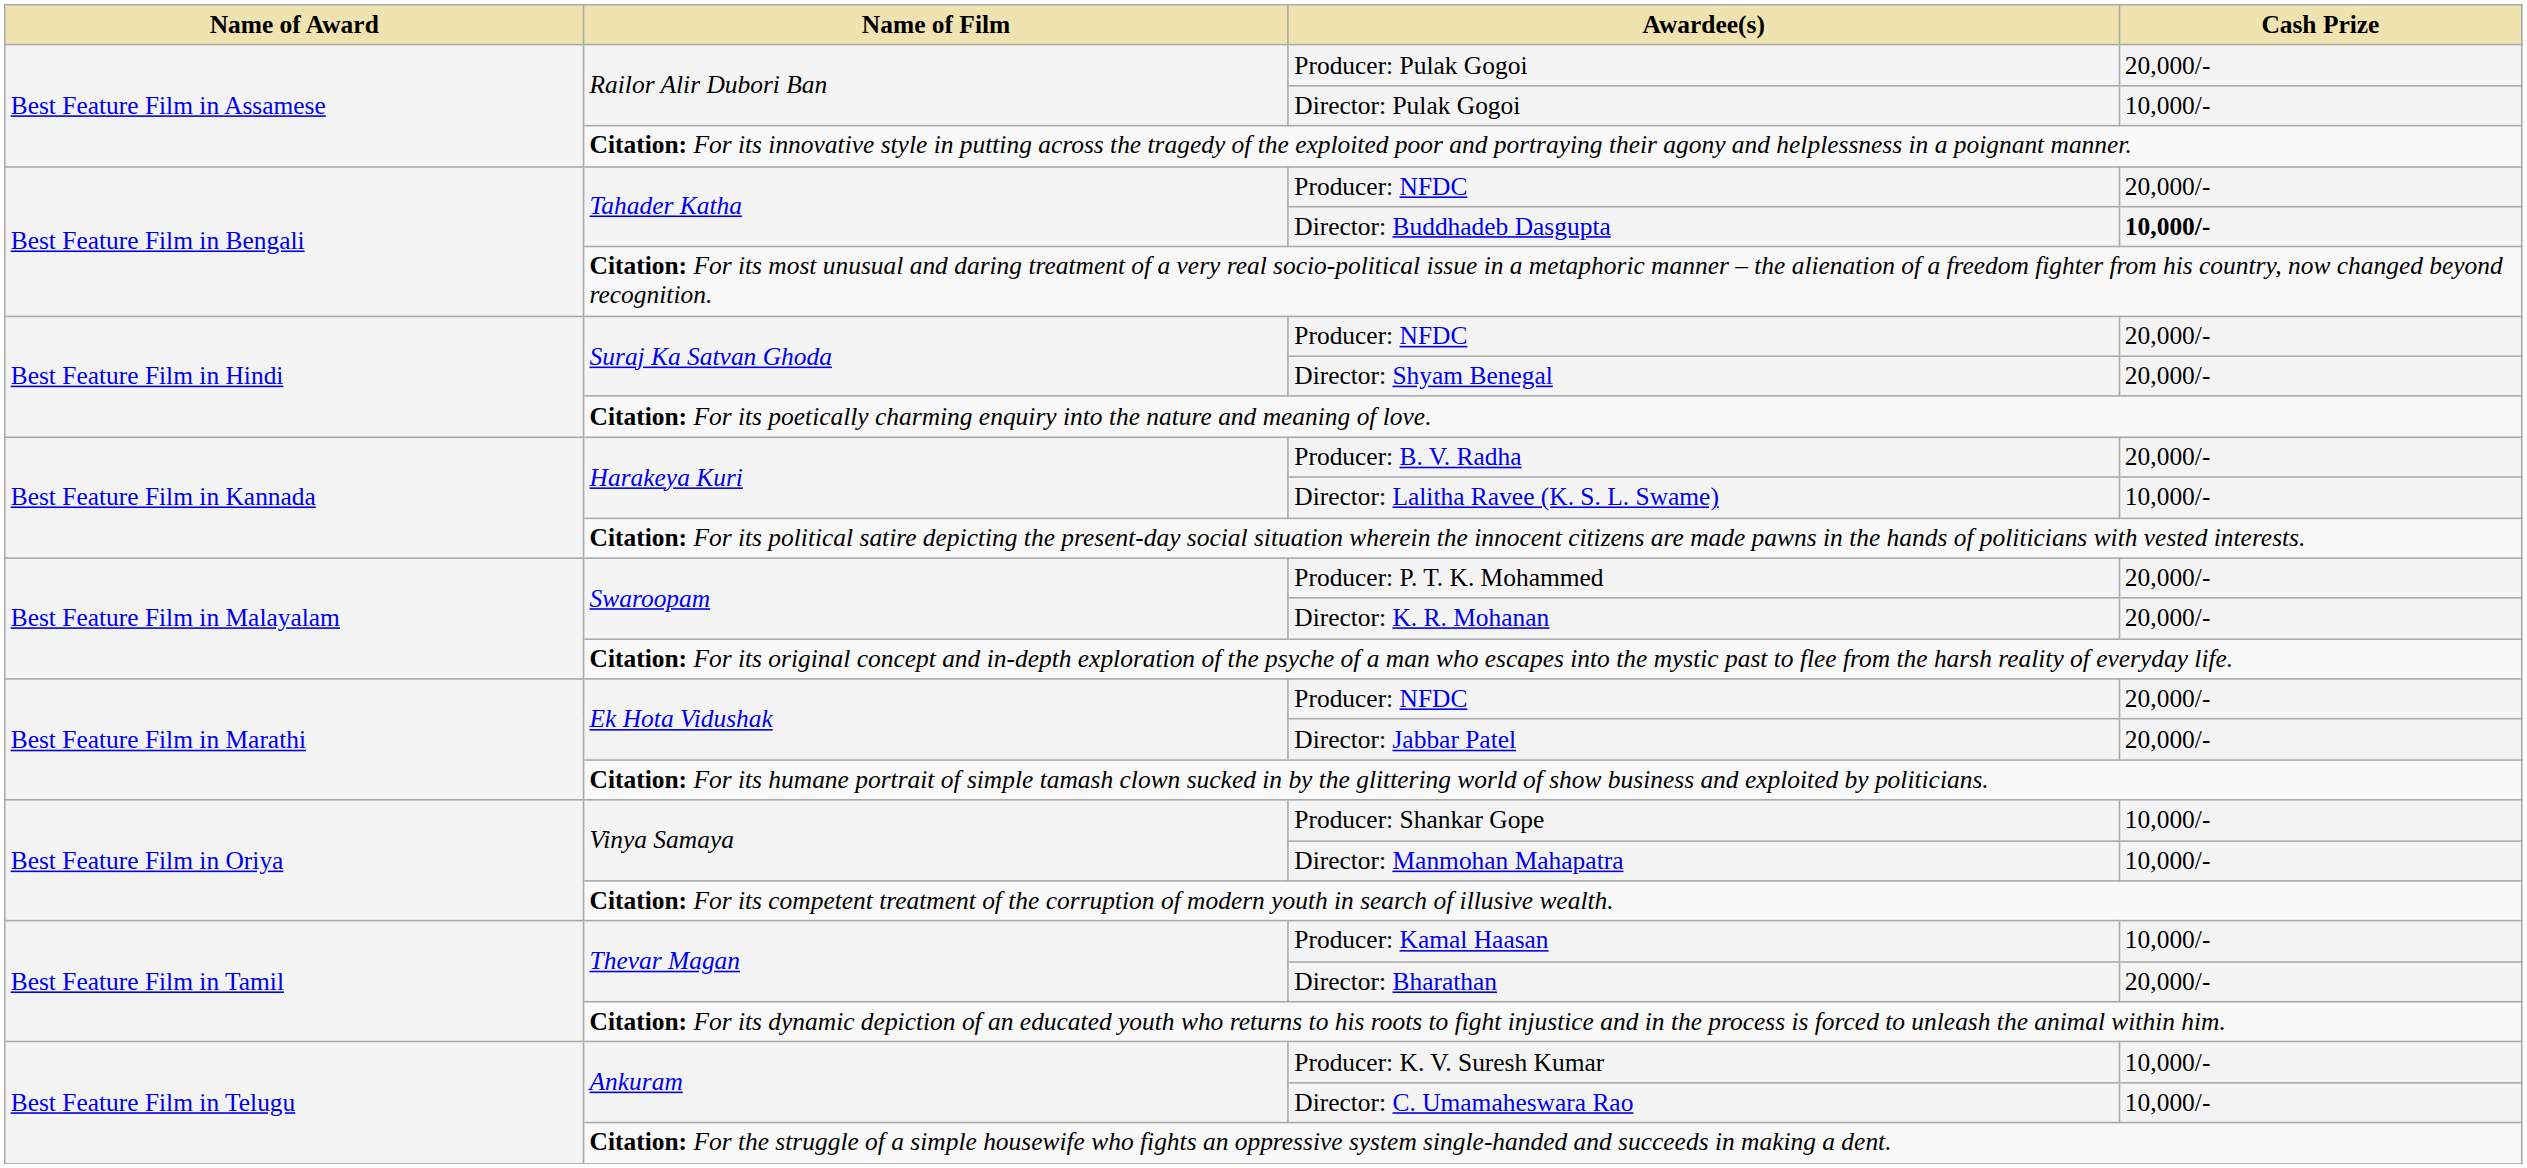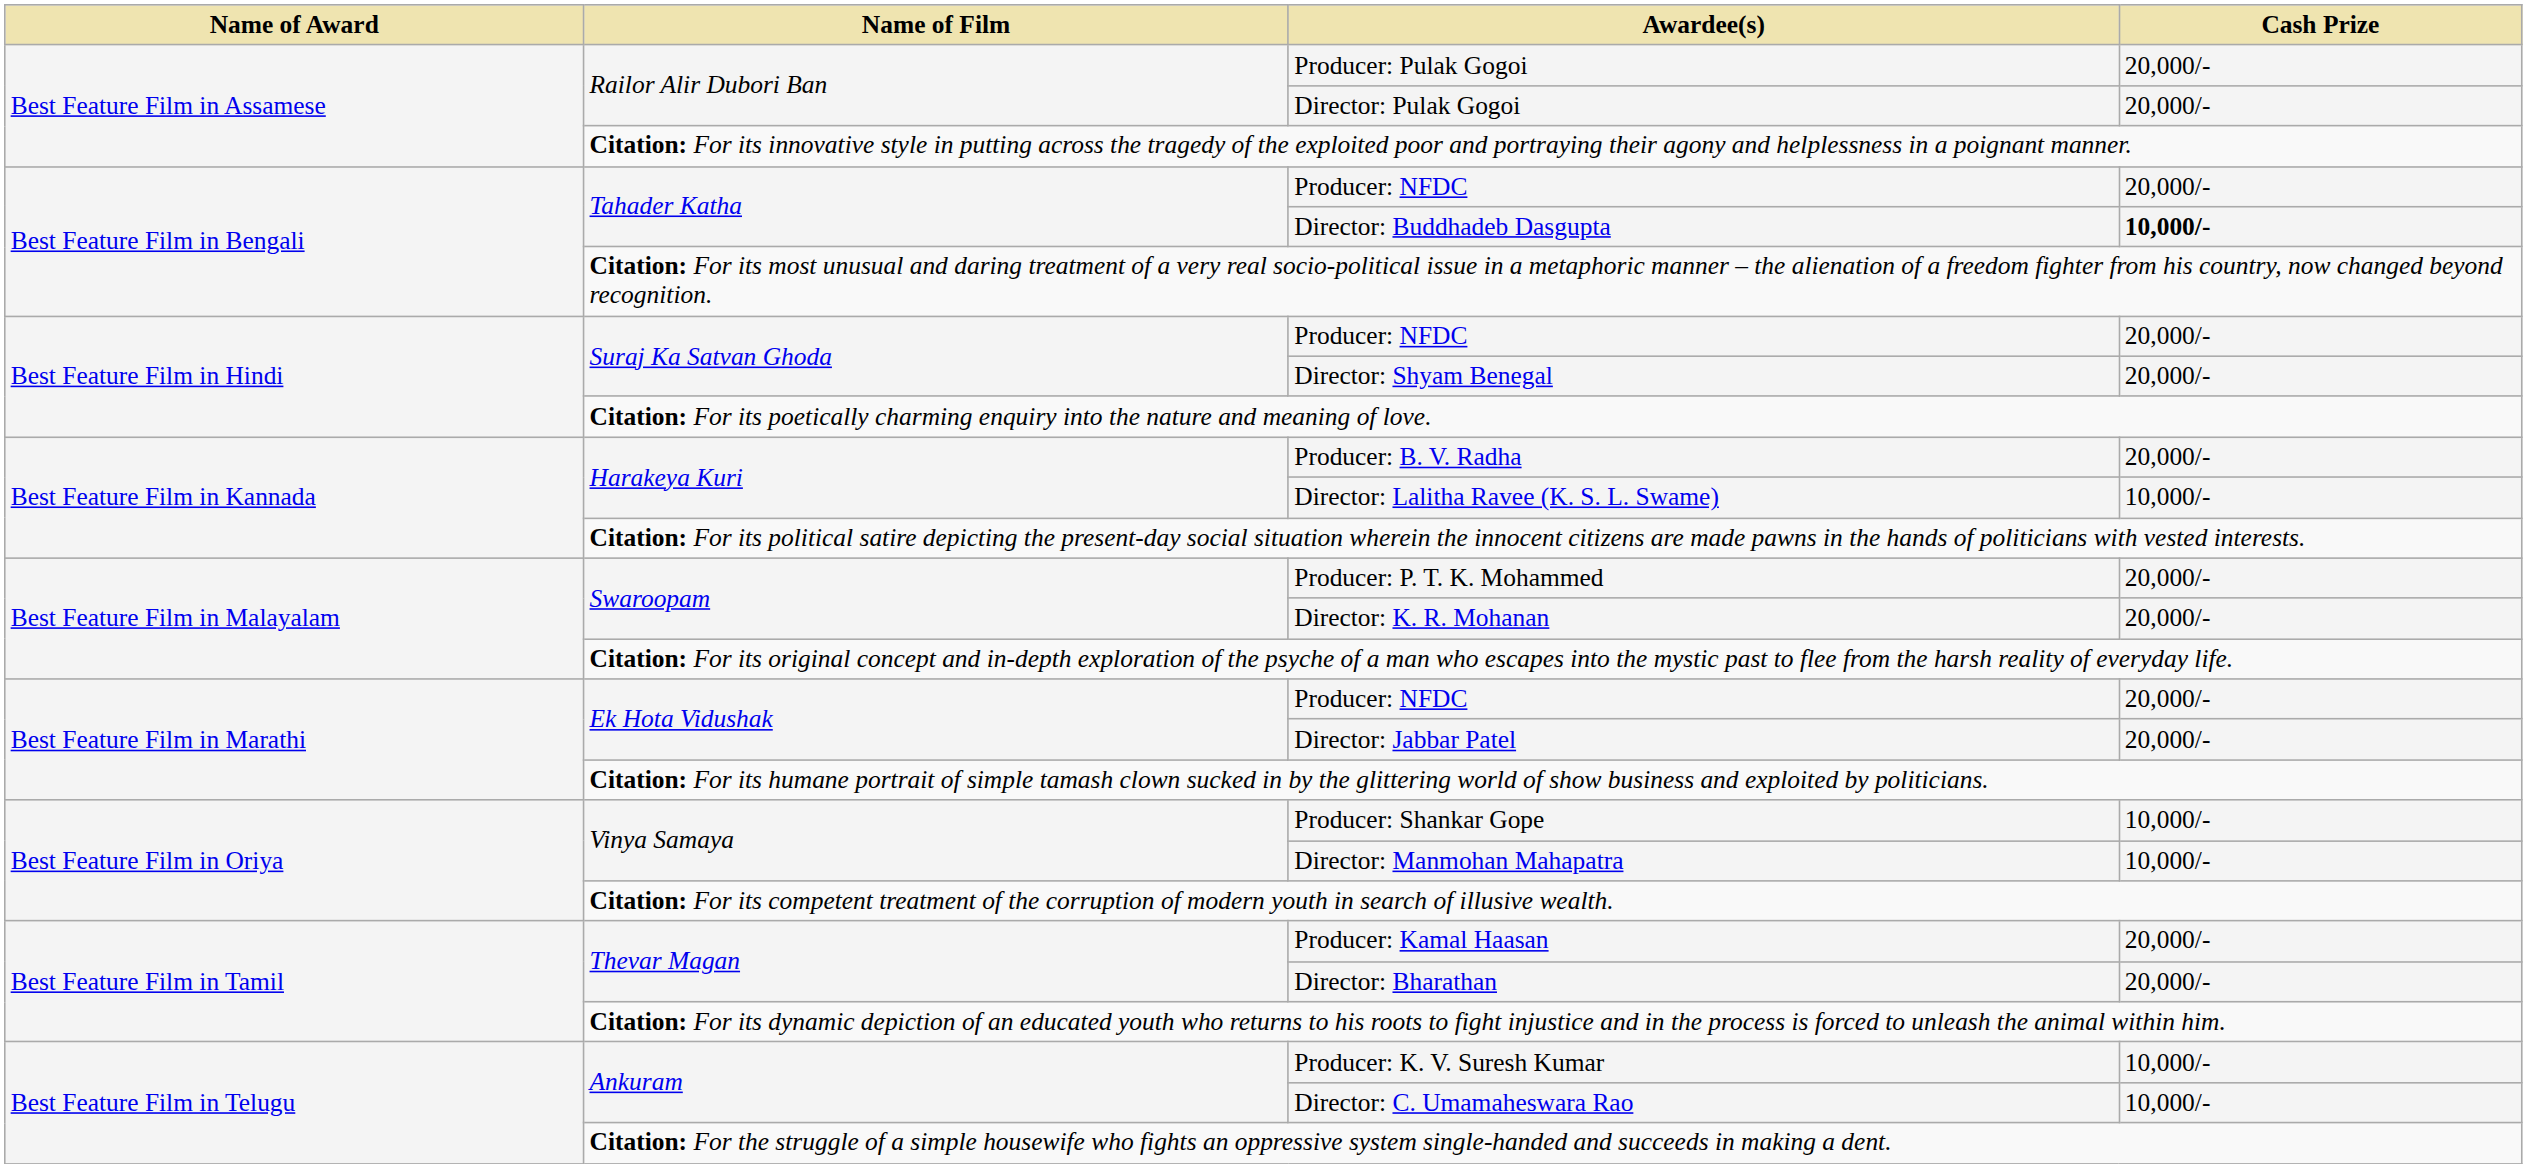(2168, 105) 10,000/- -> (2168, 105) 20,000/-
(2168, 940) 10,000/- -> (2168, 940) 20,000/-
